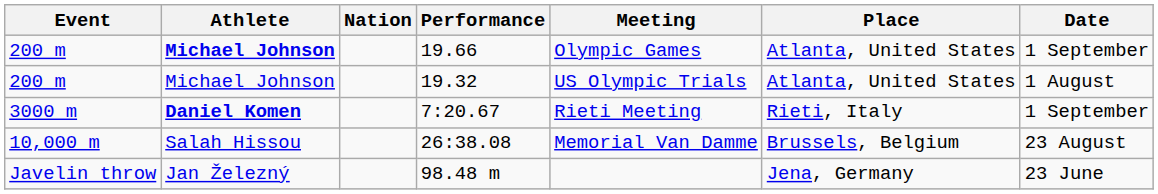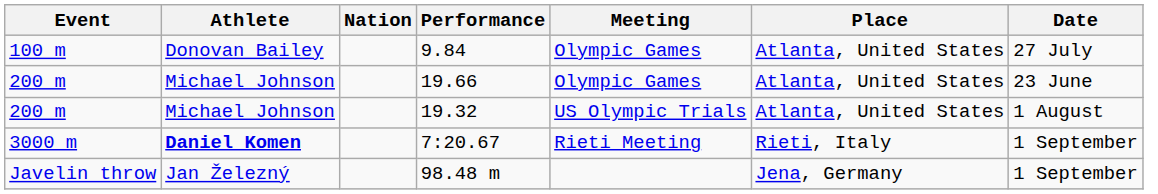+ row: (443, 51)
(250, 51) bold -> (250, 82) normal
(1087, 51) 1 September -> (1053, 82) 23 June
- row: (466, 143)
(1064, 174) 23 June -> (1076, 174) 1 September
